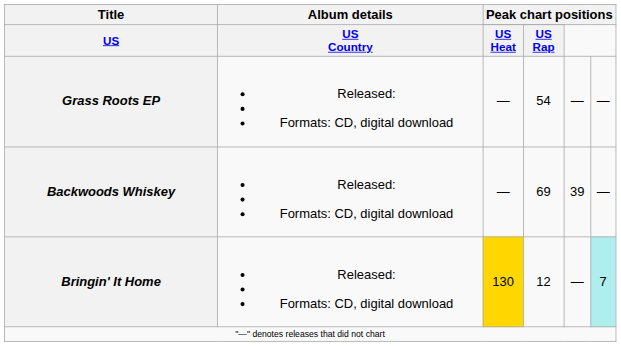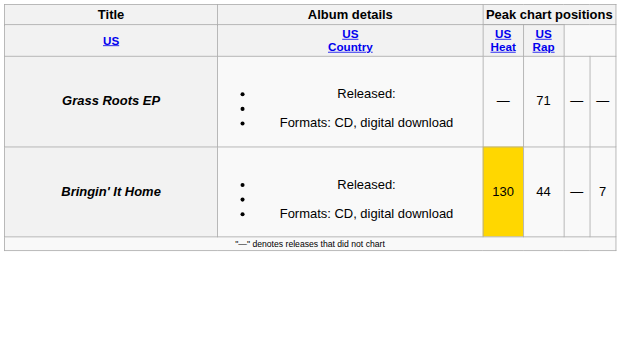(544, 101) 54 -> (544, 101) 71
- row: (111, 191)
(544, 281) 12 -> (544, 191) 44
(603, 281) paleturquoise background -> (603, 191) no background
